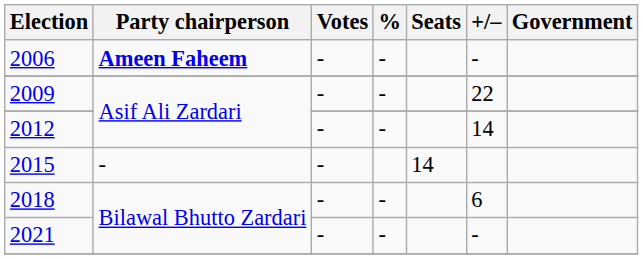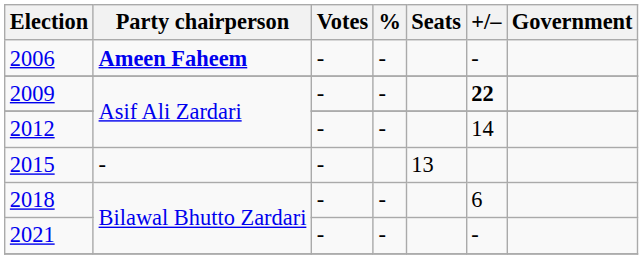(482, 93) normal -> (482, 93) bold
(422, 164) 14 -> (422, 164) 13
